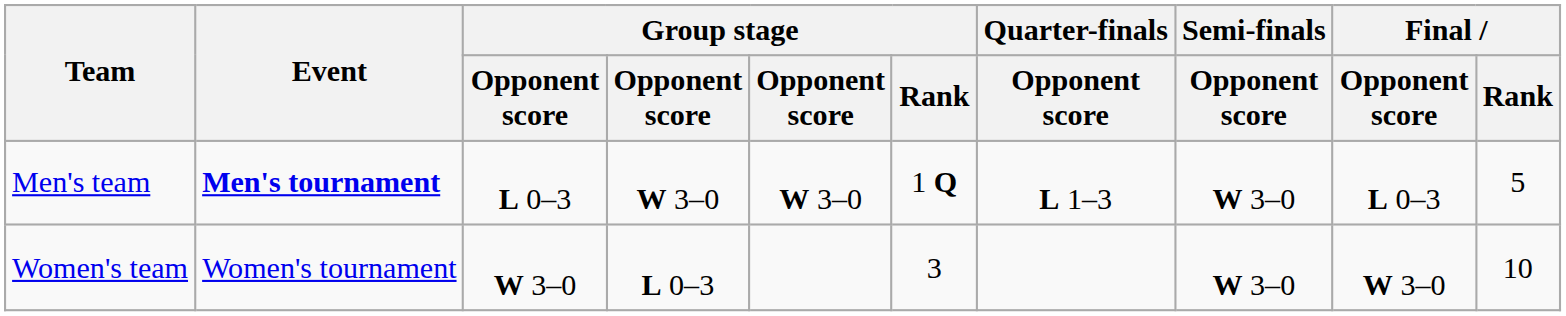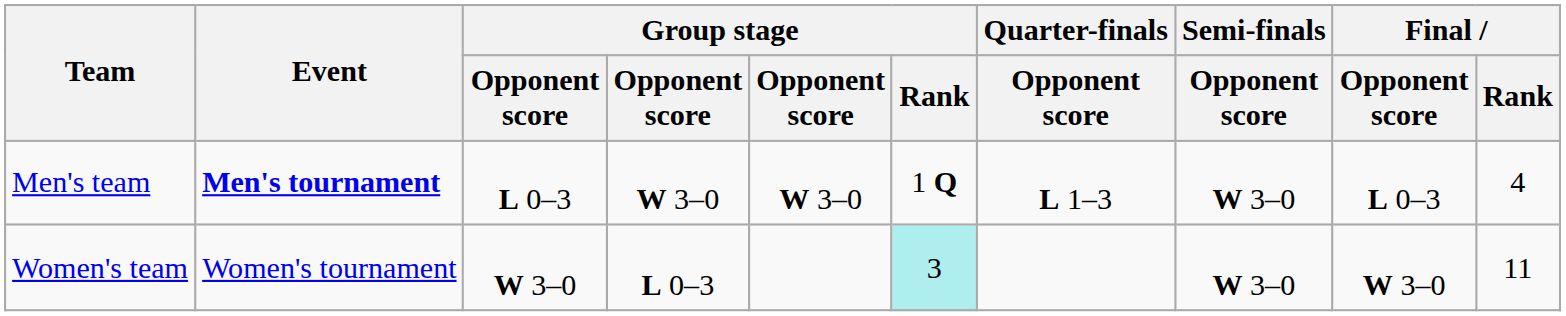(1518, 182) 5 -> (1518, 182) 4
(934, 267) no background -> (934, 267) paleturquoise background
(1518, 267) 10 -> (1518, 267) 11
